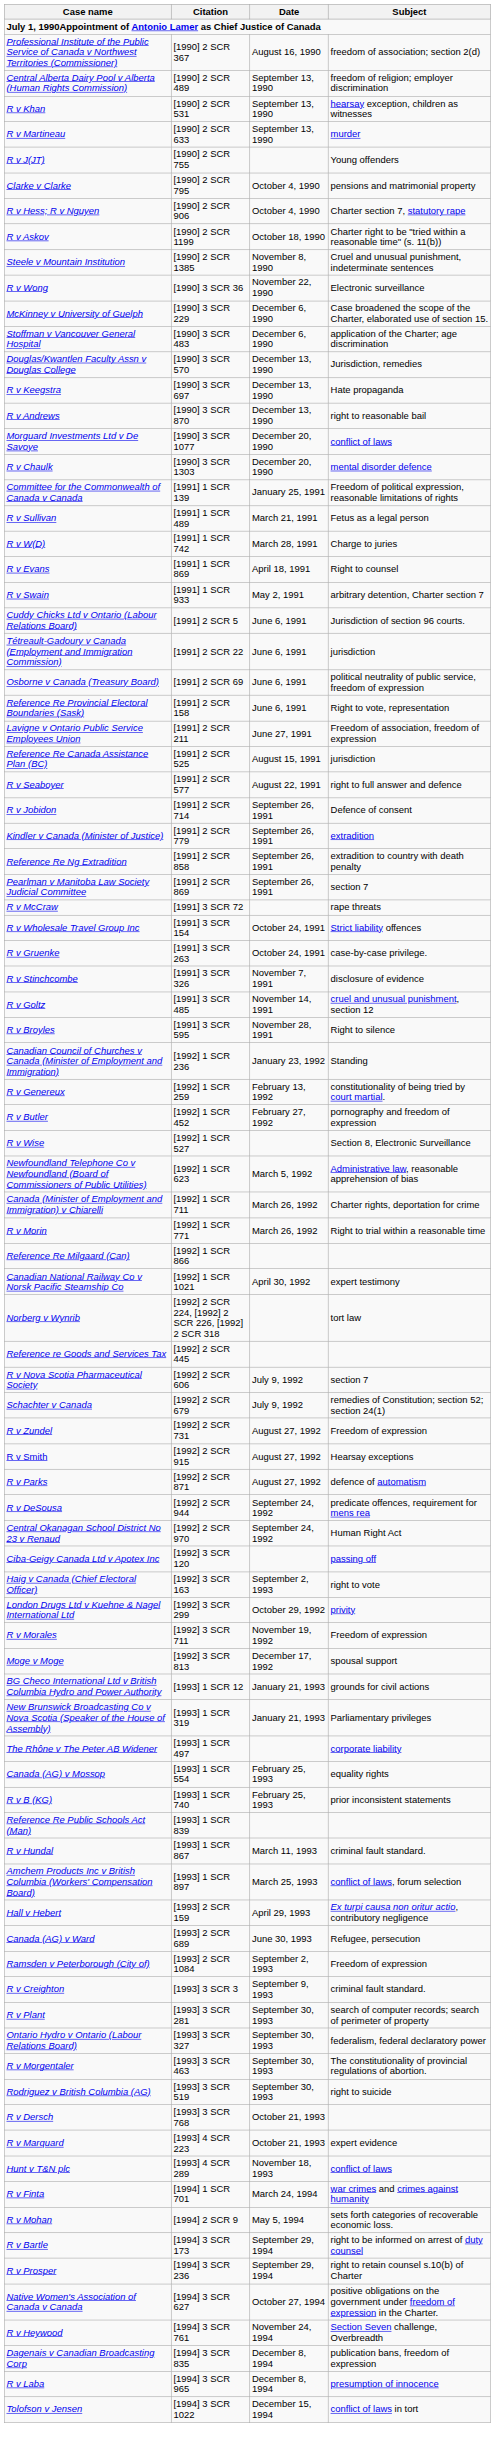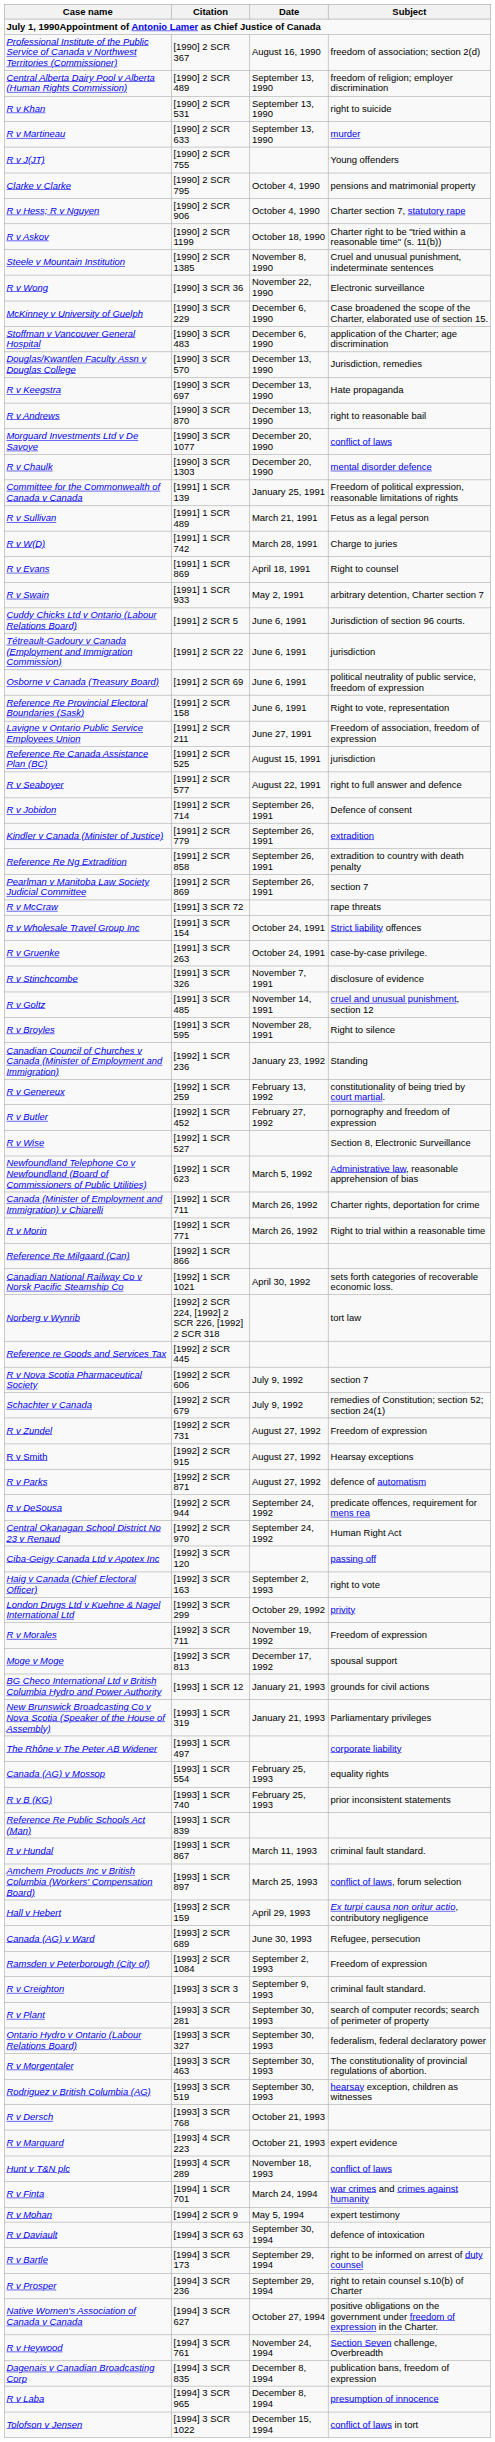(394, 109) hearsay exception, children as witnesses -> (361, 109) right to suicide
(365, 1281) expert testimony -> (404, 1281) sets forth categories of recoverable economic loss.
(361, 2092) right to suicide -> (394, 2092) hearsay exception, children as witnesses
(404, 2220) sets forth categories of recoverable economic loss. -> (365, 2214) expert testimony
+ row: (32, 2235)
